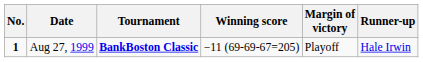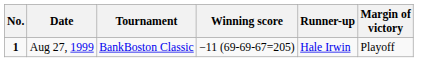columns swapped: (330, 21) <-> (388, 21)
(149, 47) bold -> (146, 47) normal
